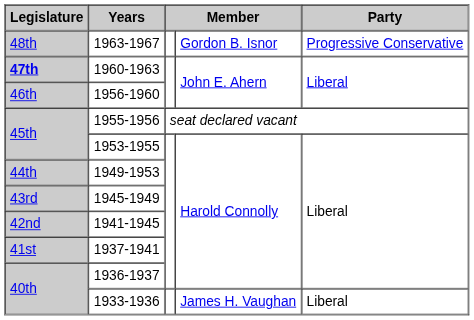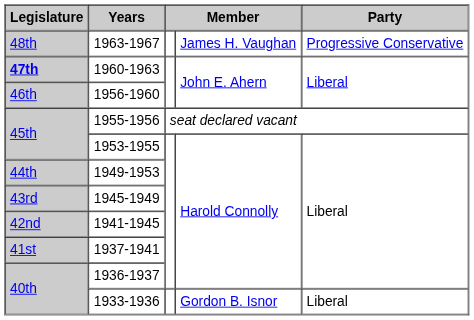(229, 43) Gordon B. Isnor -> (238, 43) James H. Vaughan
(238, 301) James H. Vaughan -> (229, 301) Gordon B. Isnor
